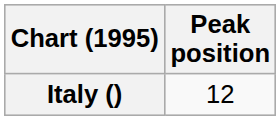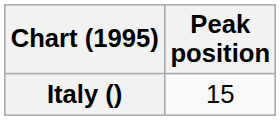(220, 94) 12 -> (220, 94) 15
